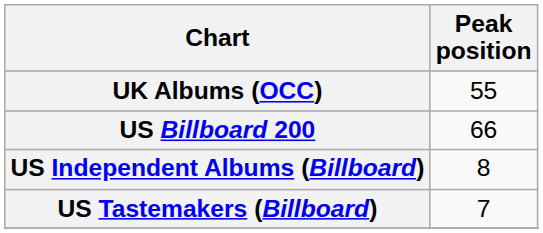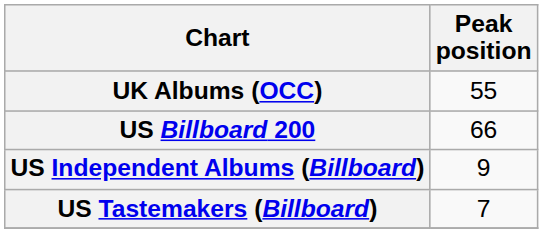(484, 168) 8 -> (484, 168) 9
